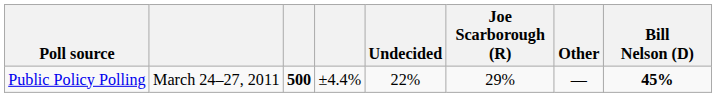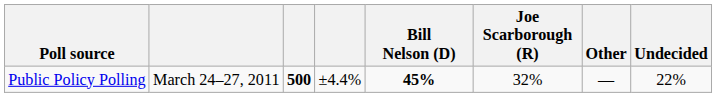columns swapped: (657, 44) <-> (405, 53)
(500, 79) 29% -> (528, 79) 32%
